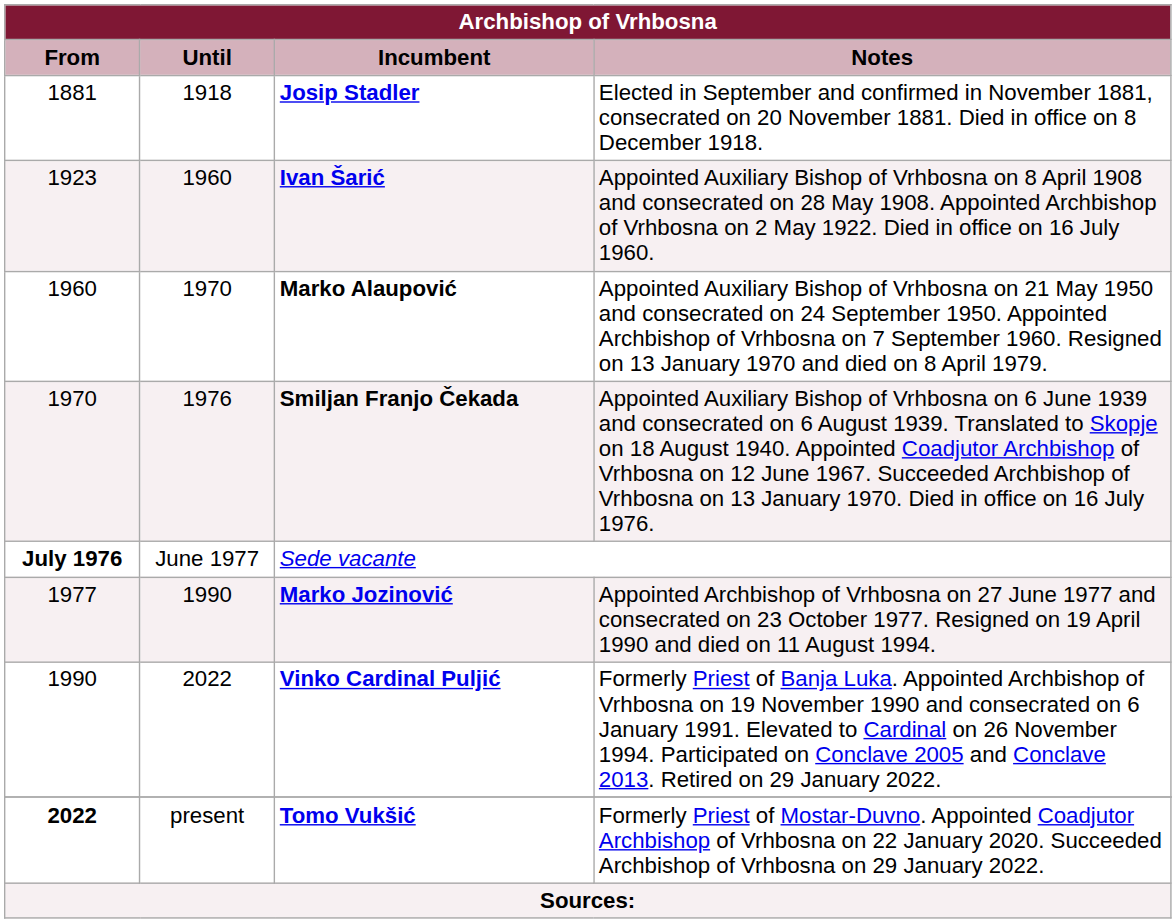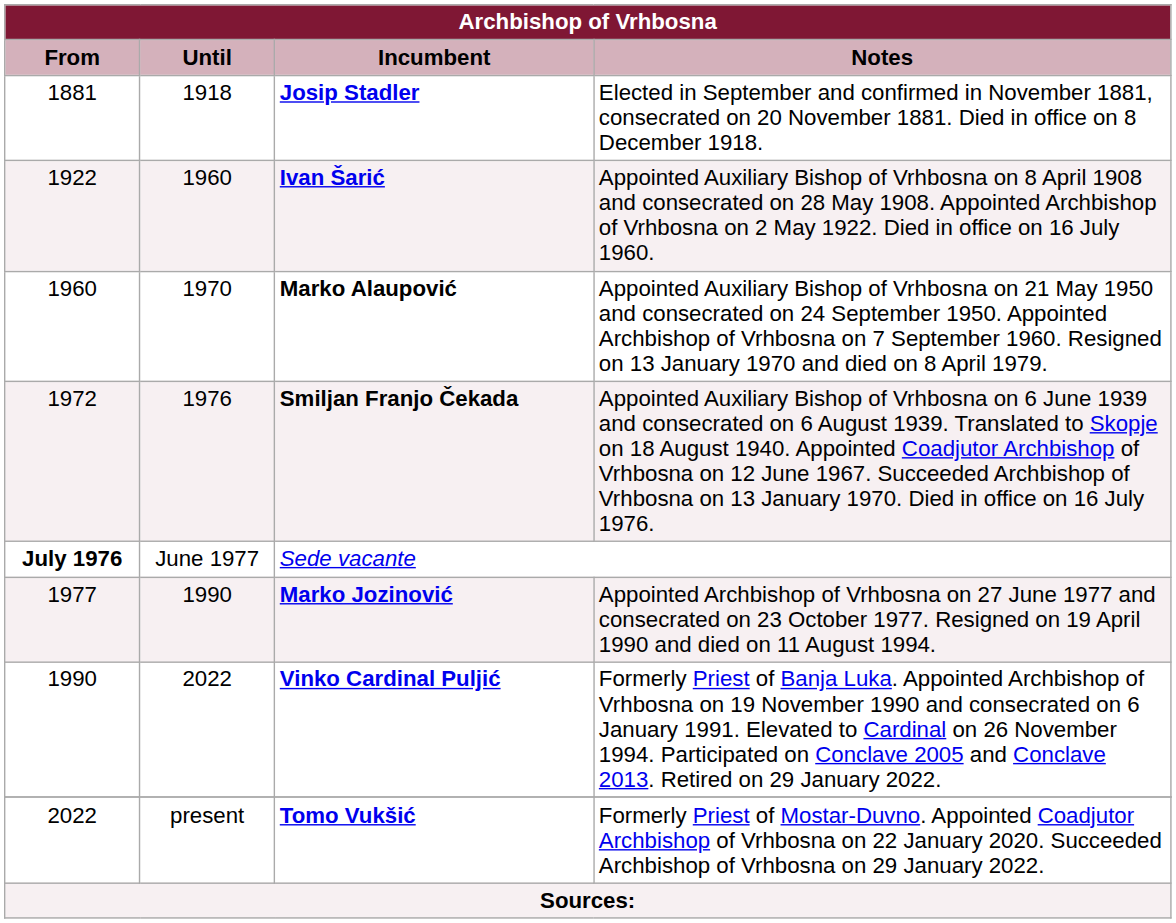(72, 177) 1923 -> (72, 177) 1922
(72, 398) 1970 -> (72, 398) 1972
(72, 814) bold -> (72, 814) normal
